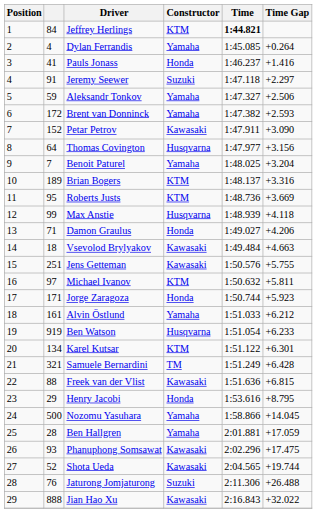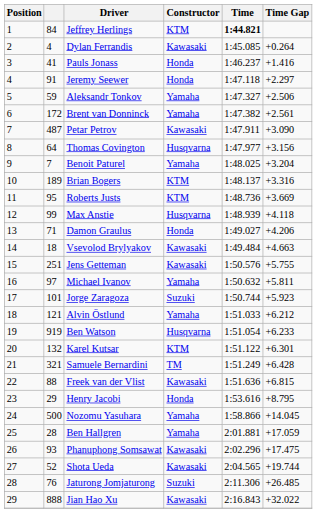(183, 46) Yamaha -> (187, 46) Kawasaki
(181, 80) Suzuki -> (180, 80) Honda
(280, 113) +2.593 -> (280, 113) +2.561
(54, 130) 152 -> (54, 130) 487
(178, 281) KTM -> (183, 281) Yamaha
(54, 298) 171 -> (54, 298) 101
(180, 298) Honda -> (181, 298) Suzuki
(54, 315) 161 -> (54, 315) 121
(54, 348) 134 -> (54, 348) 132
(282, 483) +26.488 -> (282, 483) +26.485
